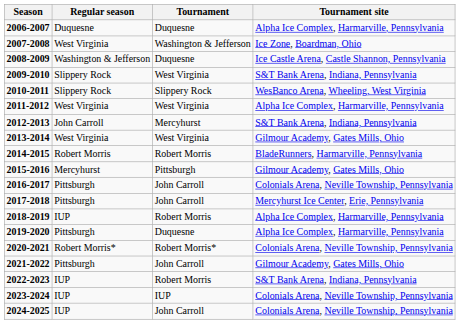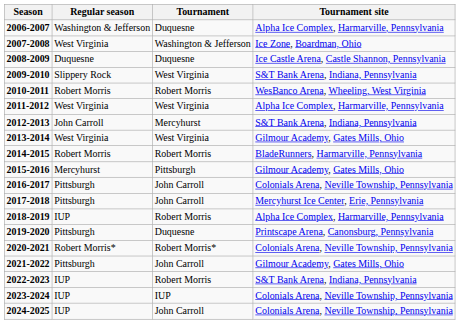(74, 28) Duquesne -> (102, 28) Washington & Jefferson
(102, 59) Washington & Jefferson -> (74, 59) Duquesne
(83, 91) Slippery Rock -> (82, 91) Robert Morris
(183, 91) Slippery Rock -> (183, 91) Robert Morris
(350, 232) Alpha Ice Complex, Harmarville, Pennsylvania -> (344, 232) Printscape Arena, Canonsburg, Pennsylvania
